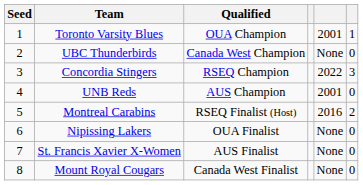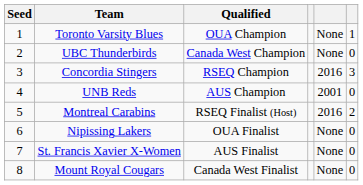(330, 33) 2001 -> (330, 33) None
(330, 72) 2022 -> (330, 72) 2016
